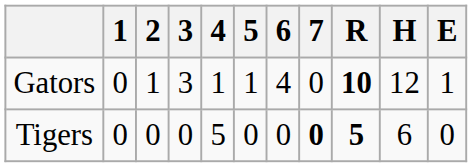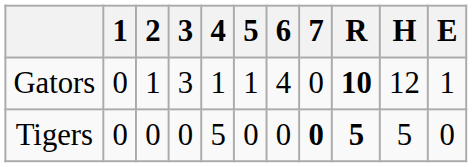(404, 134) 6 -> (404, 134) 5
